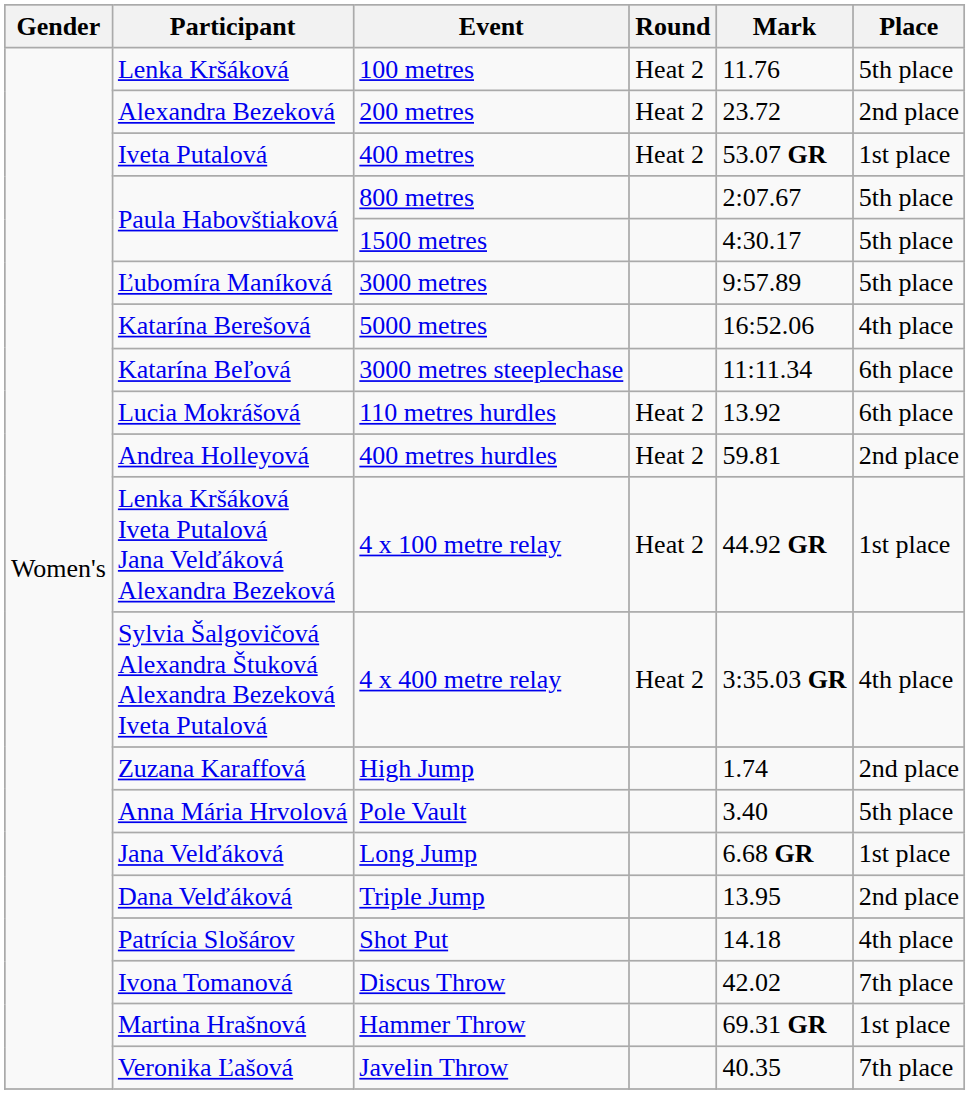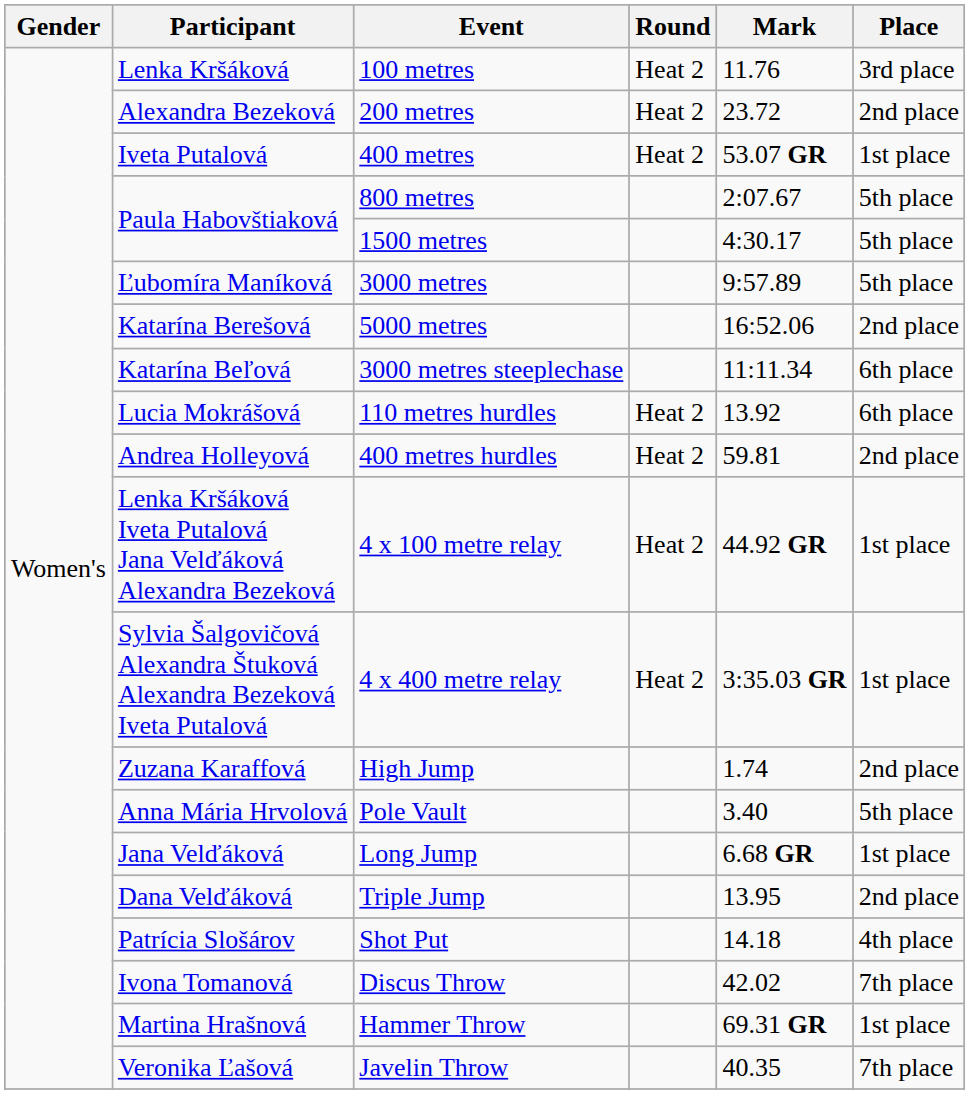(906, 68) 5th place -> (907, 68) 3rd place
(906, 326) 4th place -> (909, 326) 2nd place
(906, 678) 4th place -> (905, 678) 1st place
